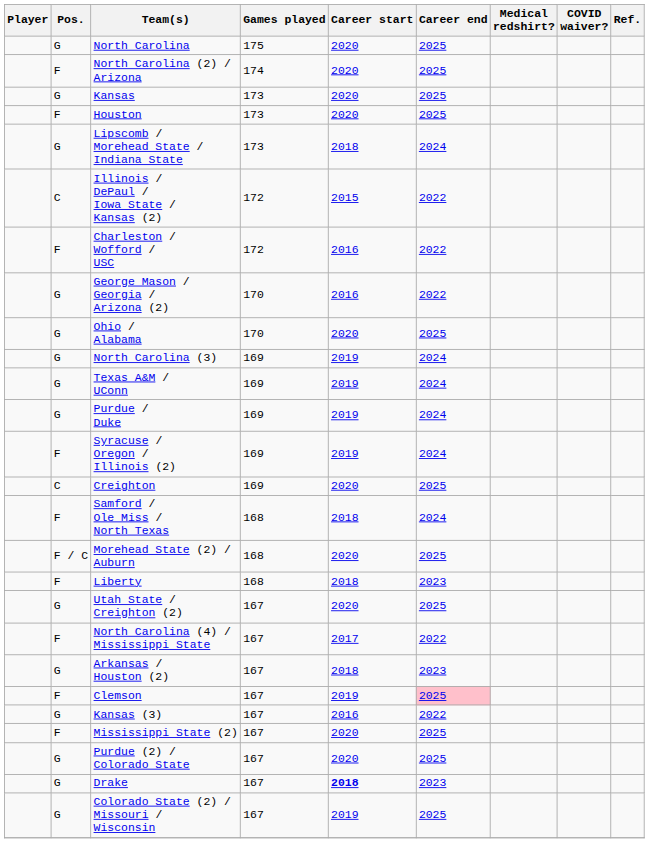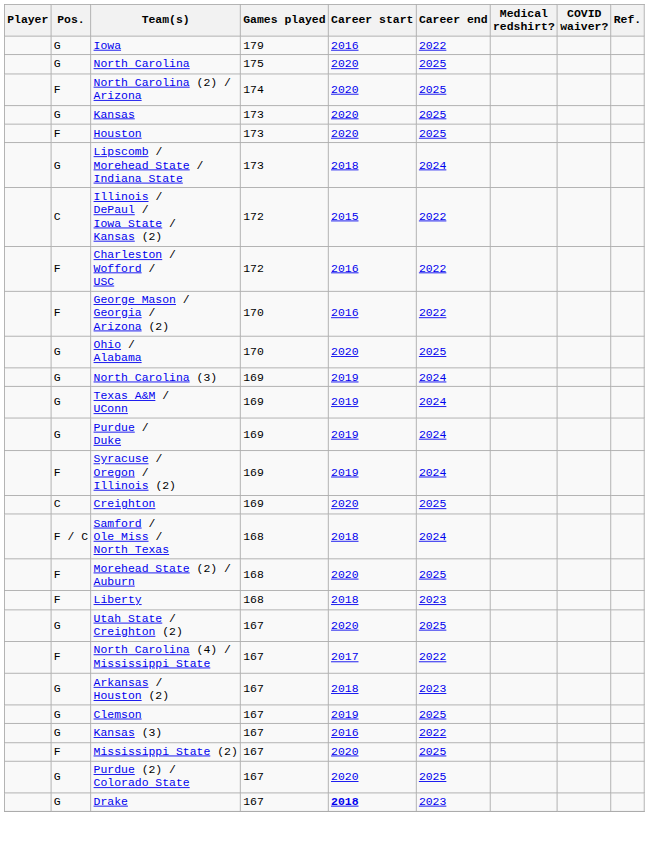+ row: (107, 46)
(57, 295) G -> (57, 314) F
(57, 518) F -> (71, 536) F / C
(71, 556) F / C -> (57, 575) F
(57, 696) F -> (57, 714) G
(433, 696) pink background -> (433, 714) no background
- row: (162, 815)
